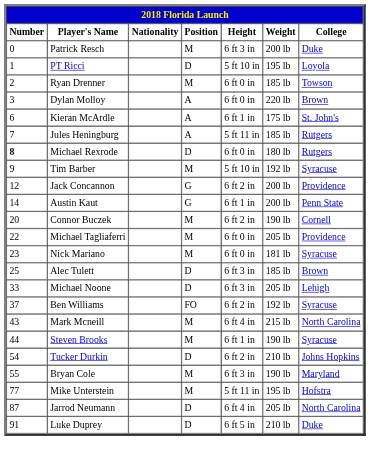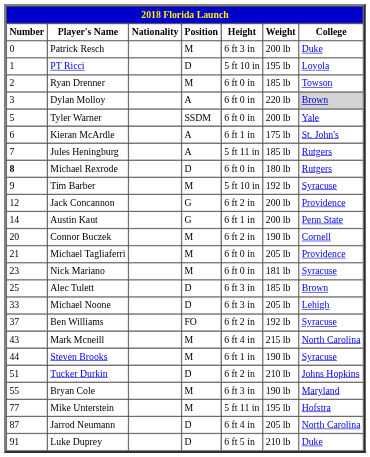(315, 100) no background -> (315, 100) lightgrey background
+ row: (76, 117)
(14, 237) 22 -> (14, 254) 21
(14, 356) 54 -> (14, 373) 51
